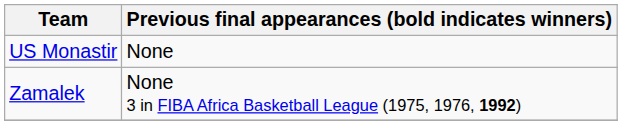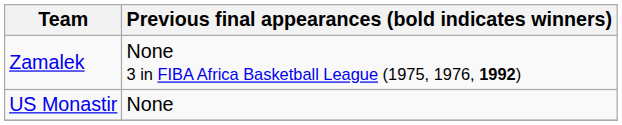rows swapped: (63, 51) <-> (47, 93)
